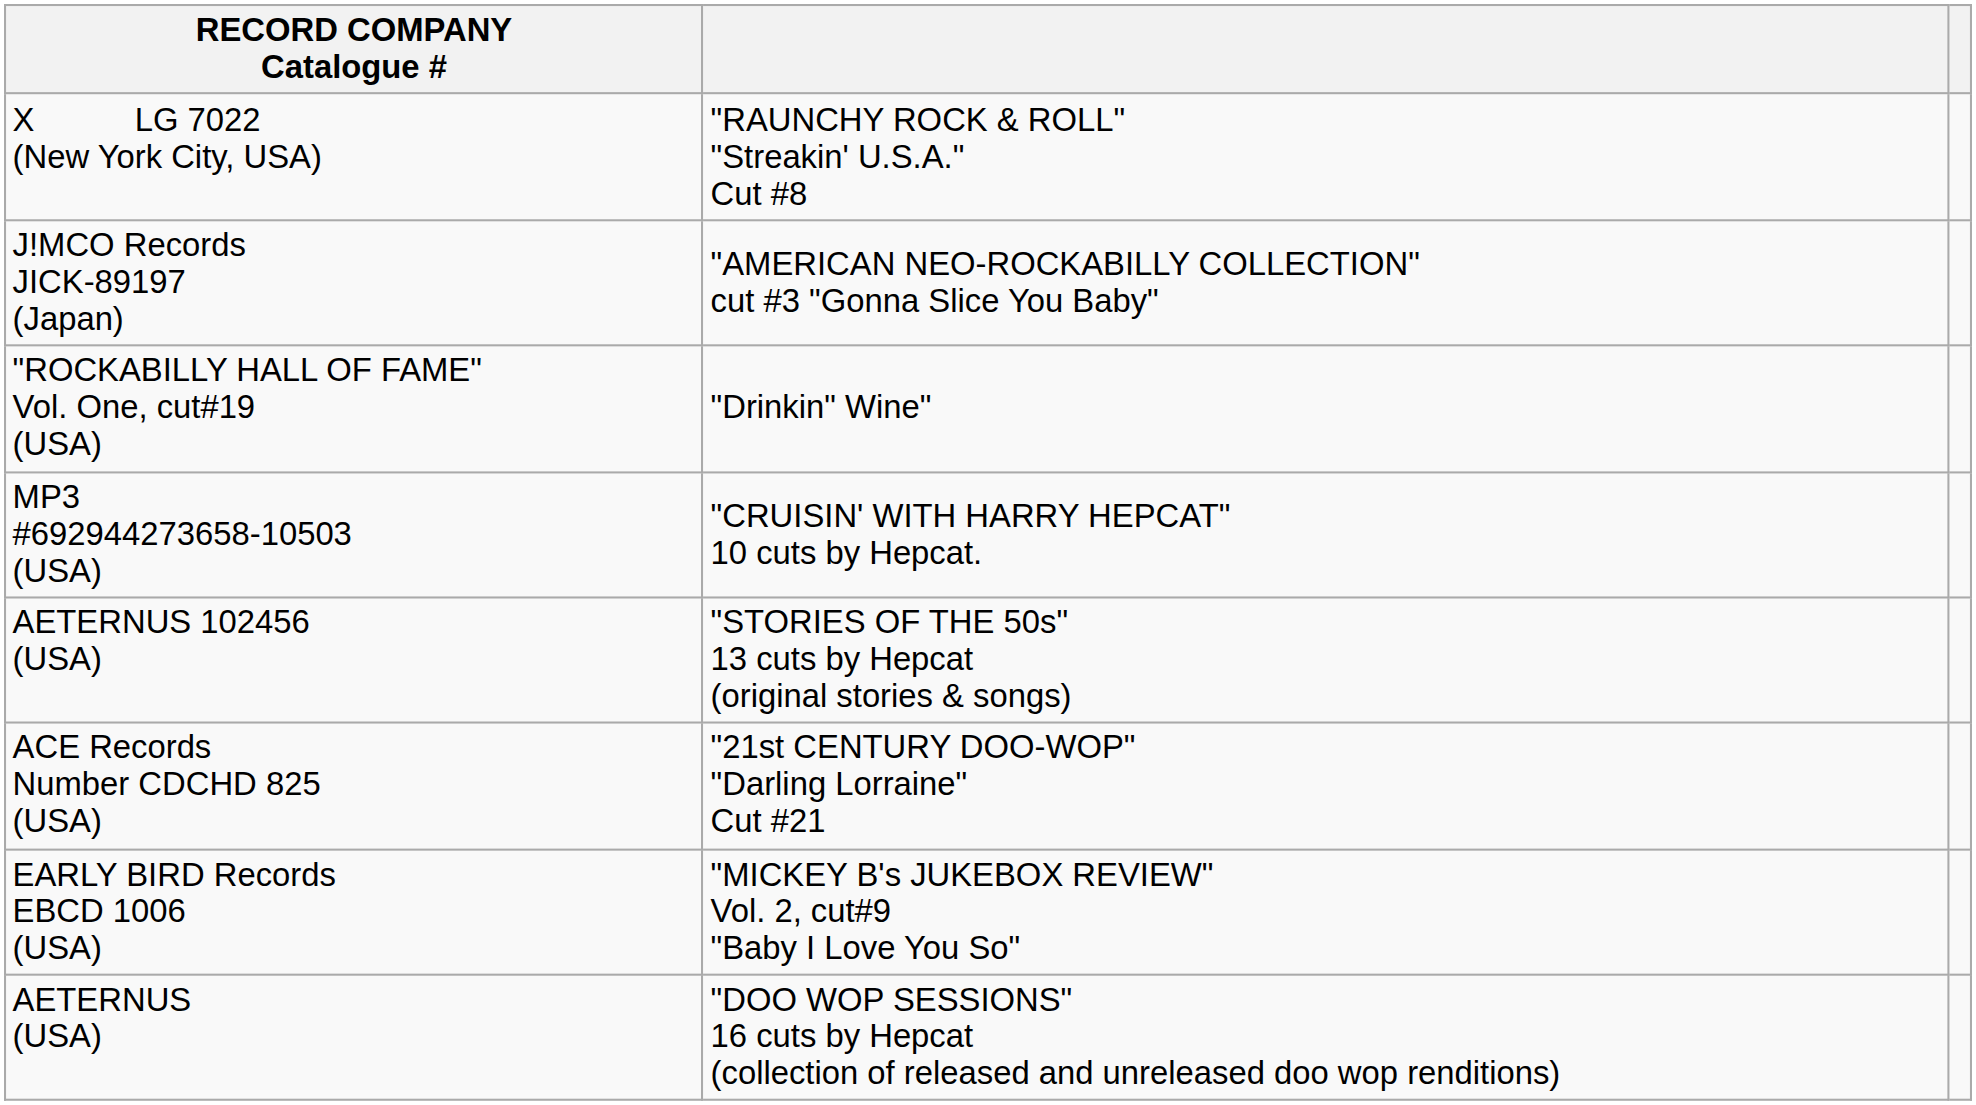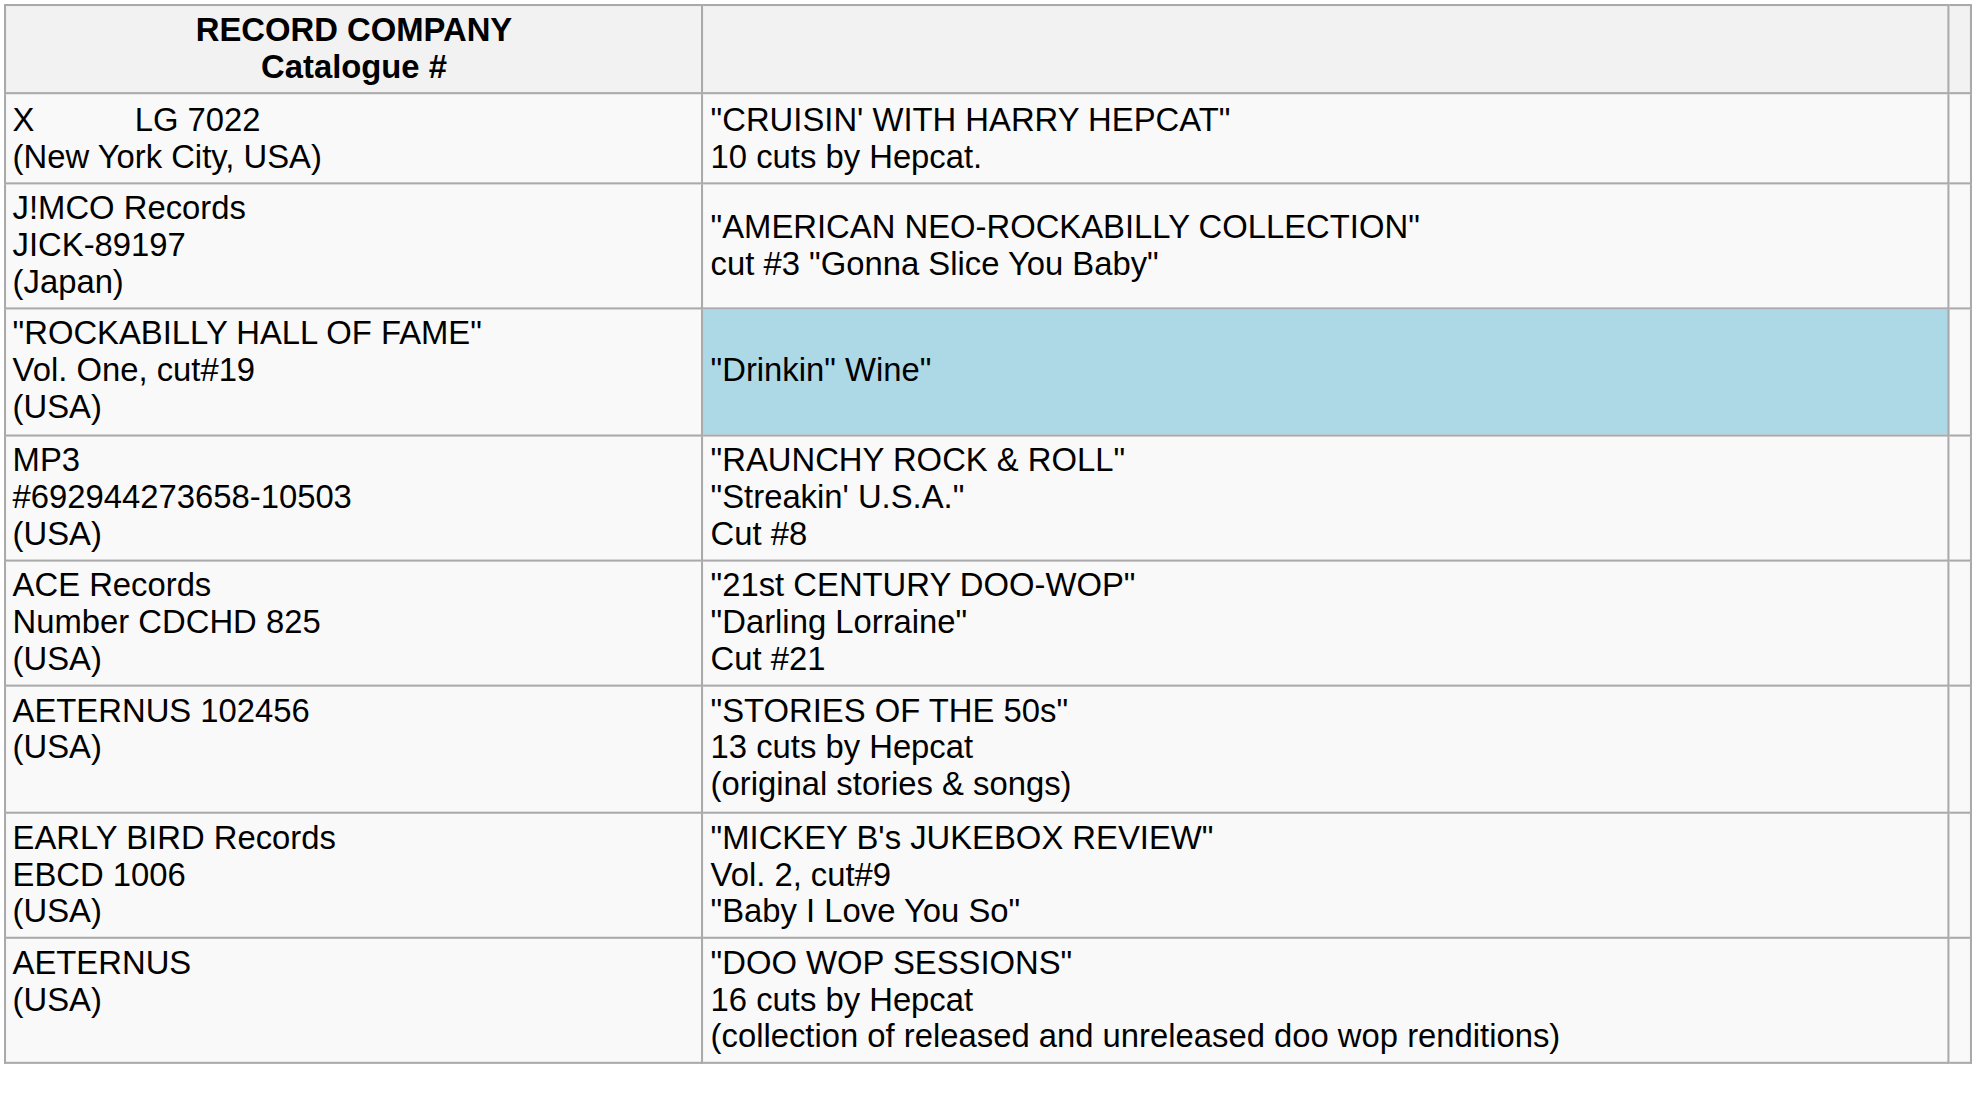(918, 156) "RAUNCHY ROCK & ROLL" "Streakin' U.S.A." Cut #8 -> (970, 137) "CRUISIN' WITH HARRY HEPCAT" 10 cuts by Hepcat.
(821, 407) no background -> (821, 371) lightblue background
(970, 533) "CRUISIN' WITH HARRY HEPCAT" 10 cuts by Hepcat. -> (918, 496) "RAUNCHY ROCK & ROLL" "Streakin' U.S.A." Cut #8
rows swapped: (161, 641) <-> (167, 785)
